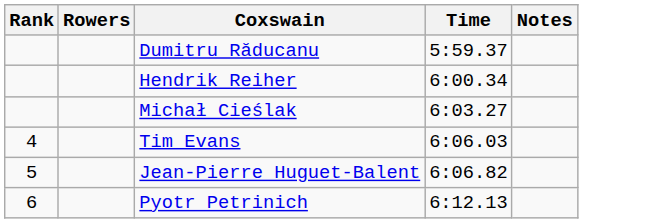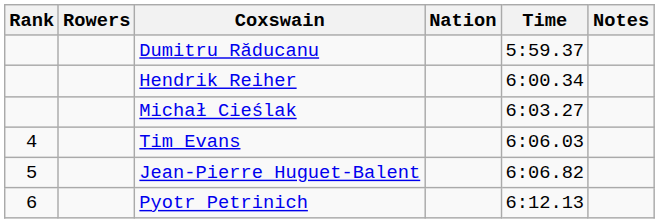+ column: (463, 20)
